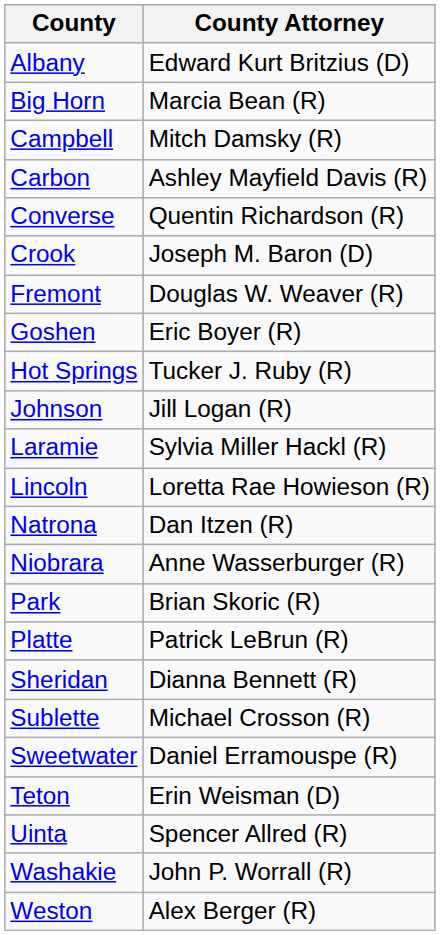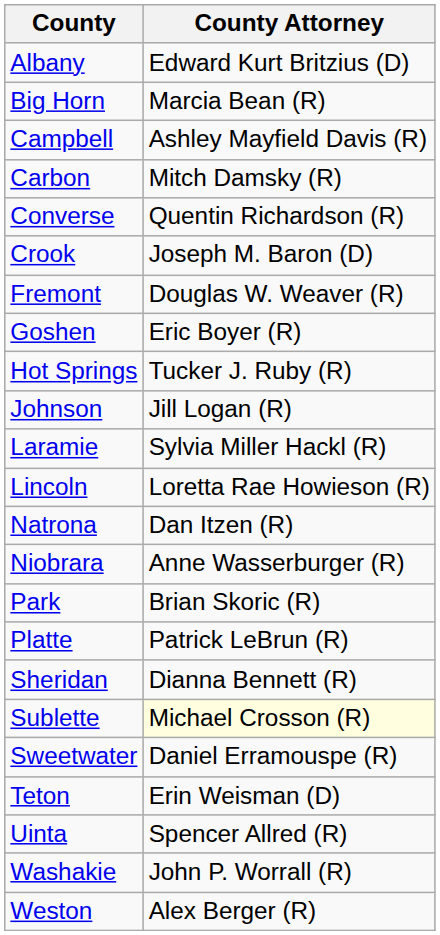(245, 139) Mitch Damsky (R) -> (288, 139) Ashley Mayfield Davis (R)
(288, 178) Ashley Mayfield Davis (R) -> (245, 178) Mitch Damsky (R)
(259, 718) no background -> (259, 718) lightyellow background
